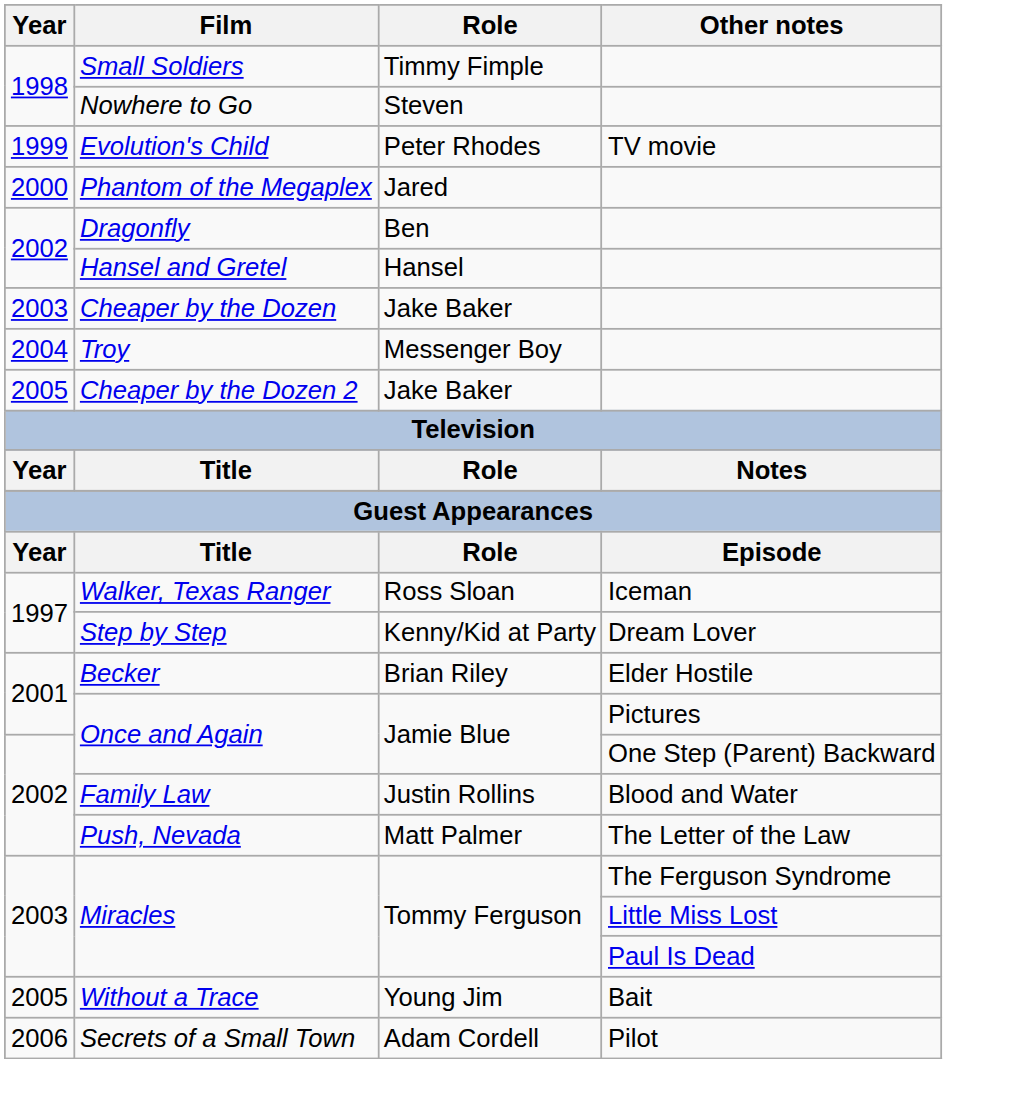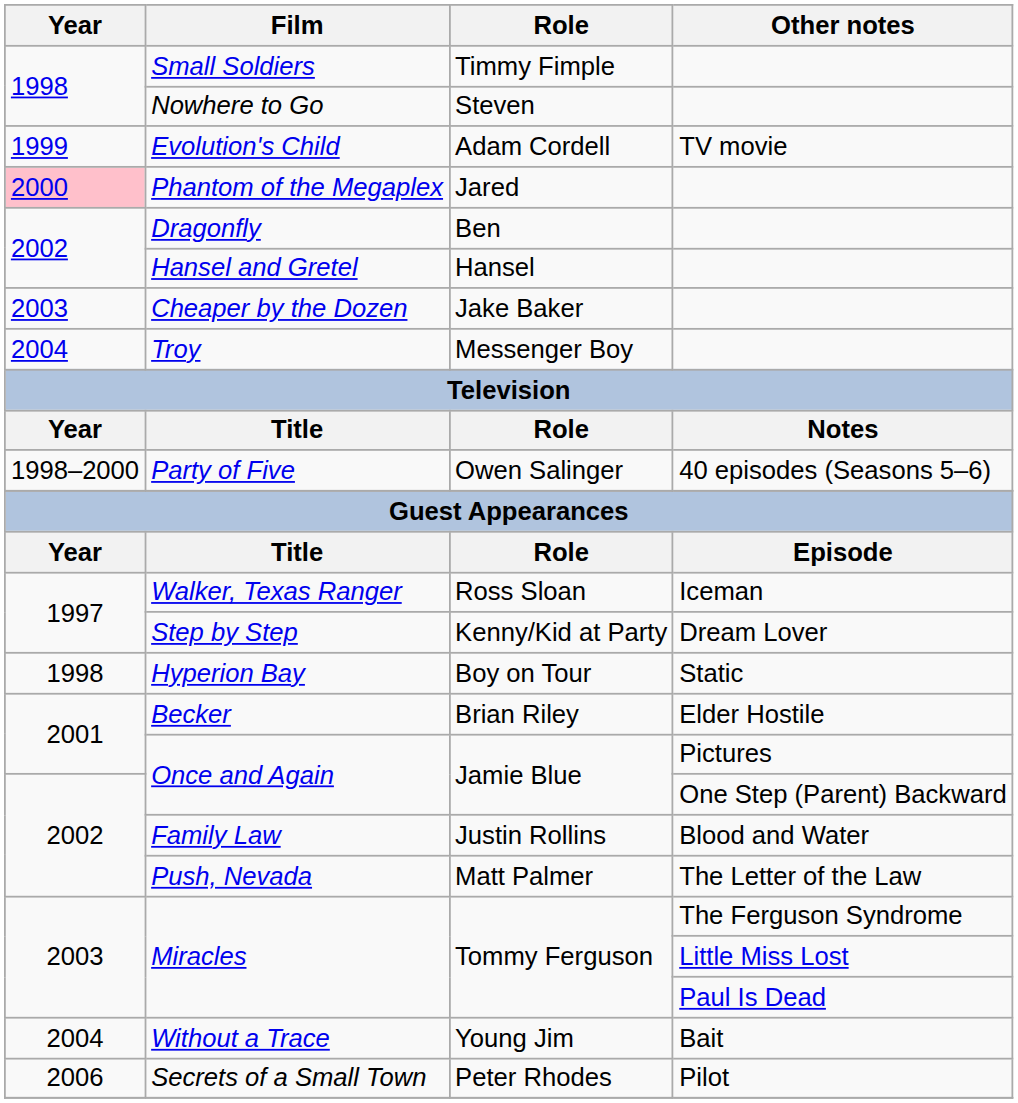(462, 147) Peter Rhodes -> (533, 147) Adam Cordell
(39, 188) no background -> (39, 188) pink background
- row: (219, 390)
+ row: (223, 471)
+ row: (228, 673)
(39, 997) 2005 -> (75, 1038) 2004
(461, 1038) Adam Cordell -> (533, 1078) Peter Rhodes
